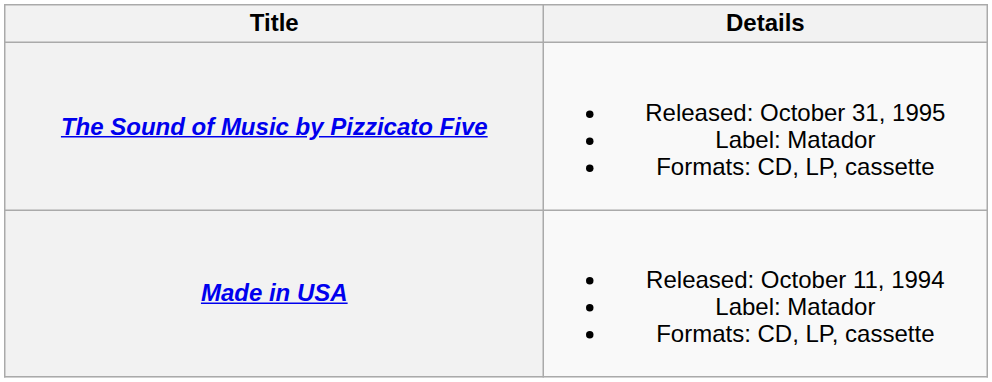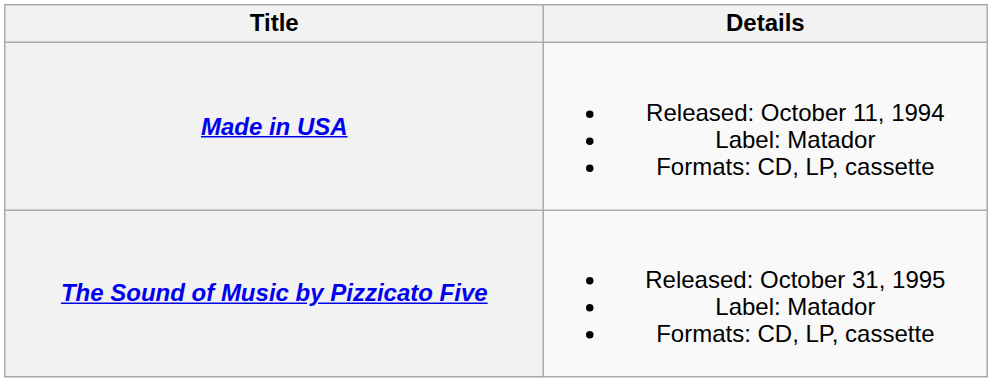rows swapped: (274, 293) <-> (274, 126)
